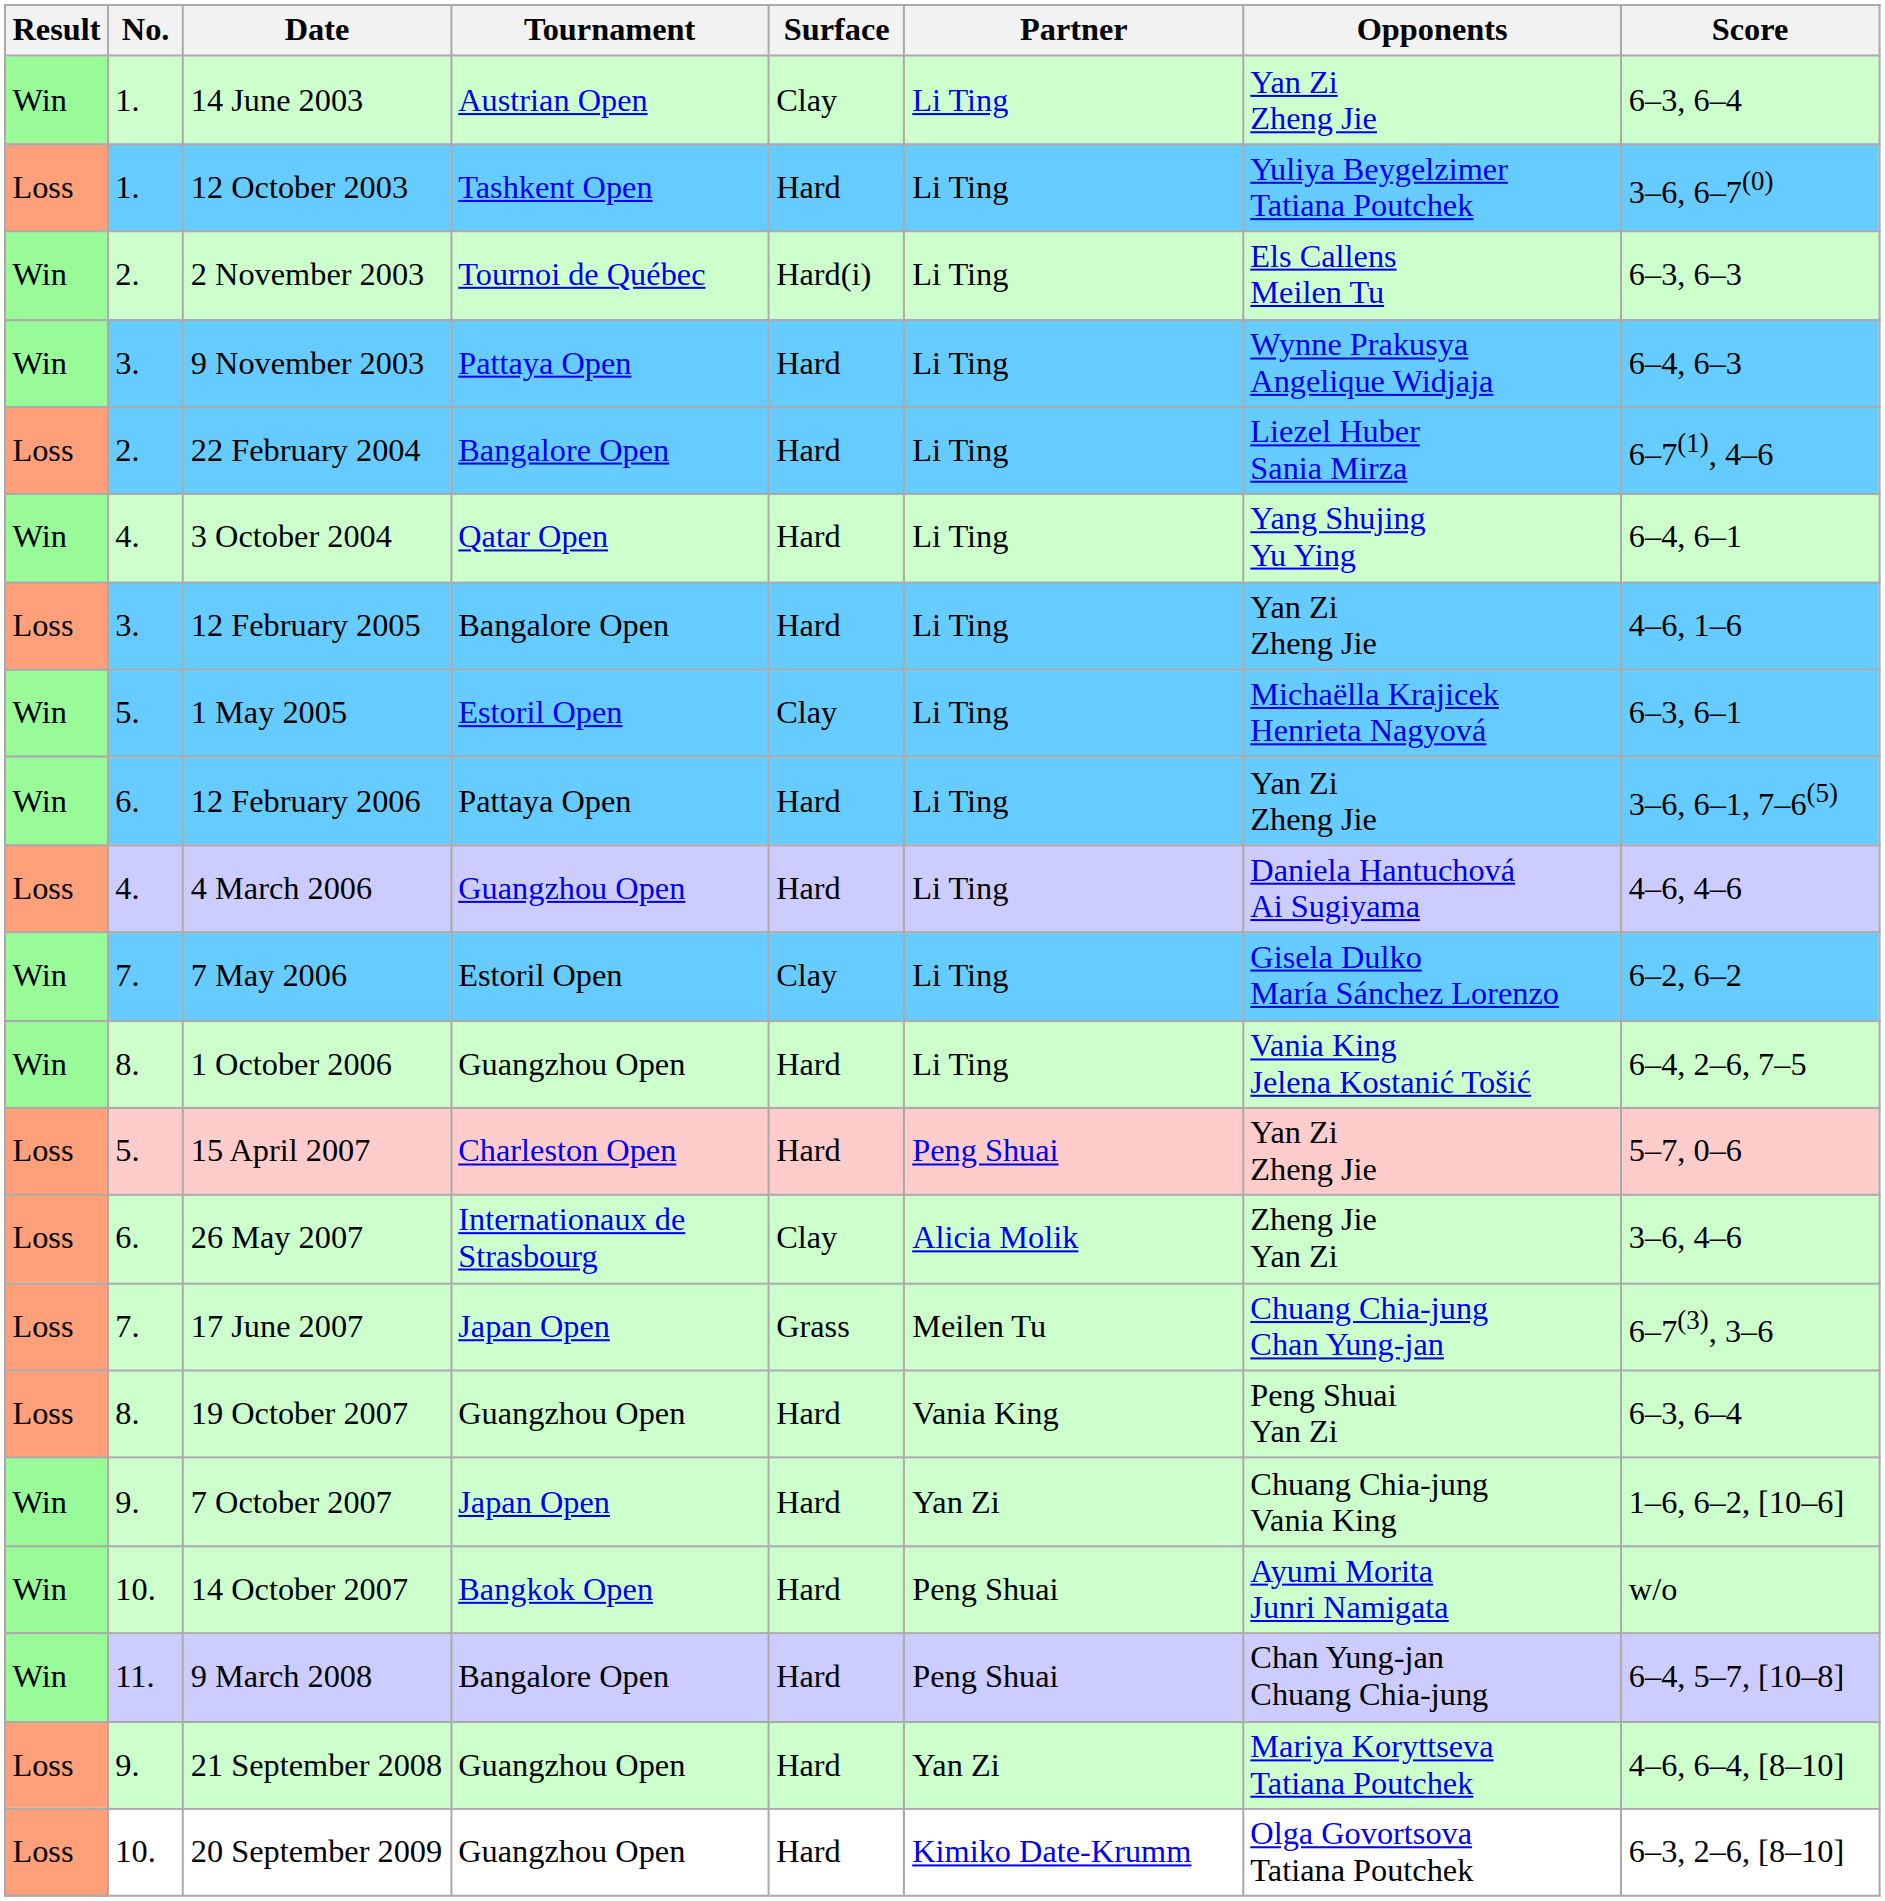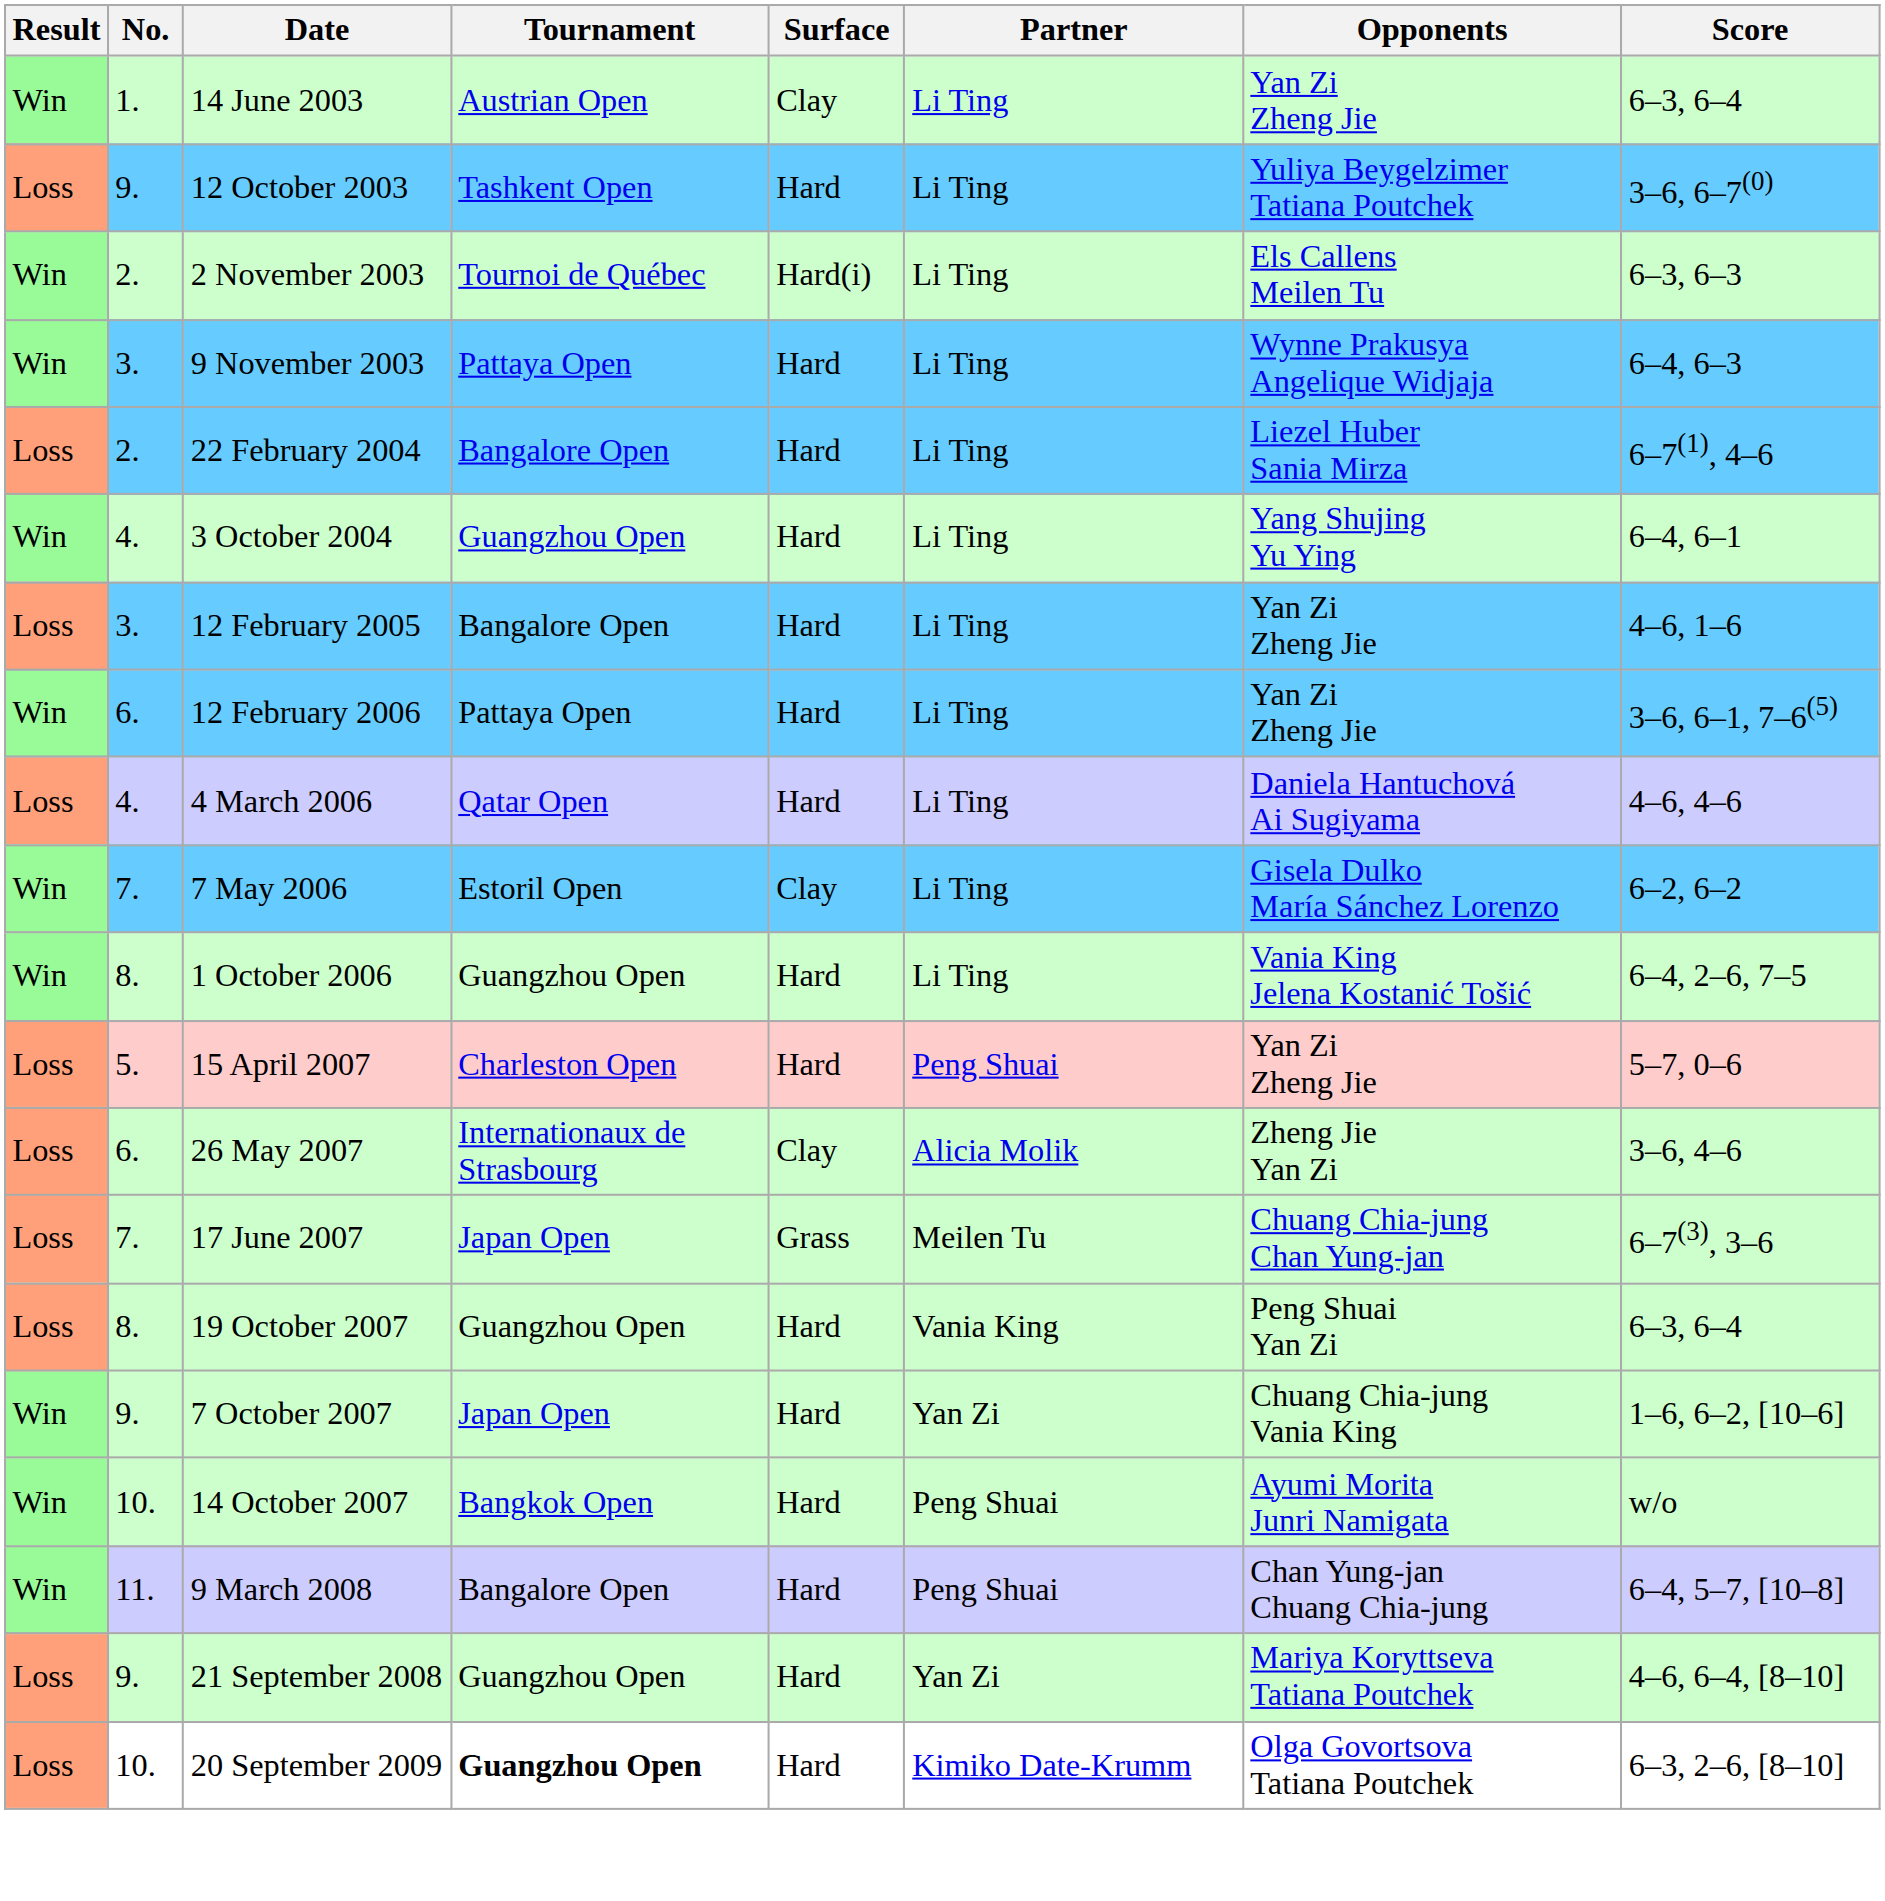(127, 187) 1. -> (127, 187) 9.
(533, 537) Qatar Open -> (572, 537) Guangzhou Open
- row: (269, 712)
(572, 888) Guangzhou Open -> (533, 800) Qatar Open
(572, 1851) normal -> (580, 1764) bold
